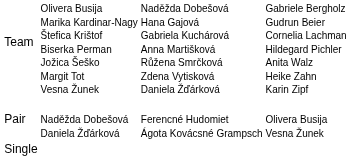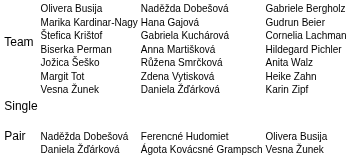rows swapped: (15, 119) <-> (21, 149)
